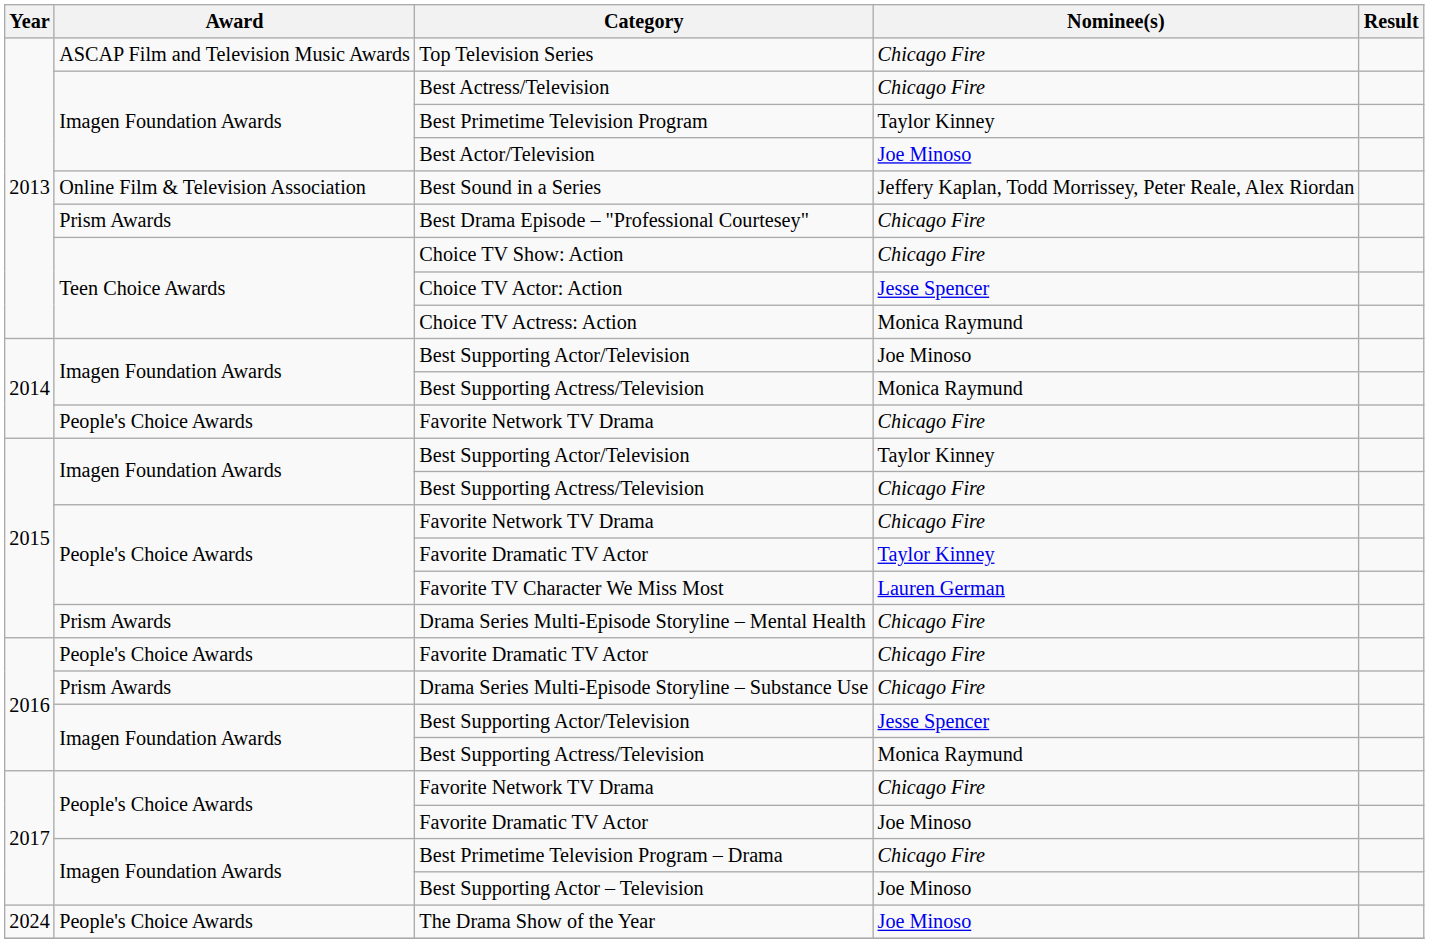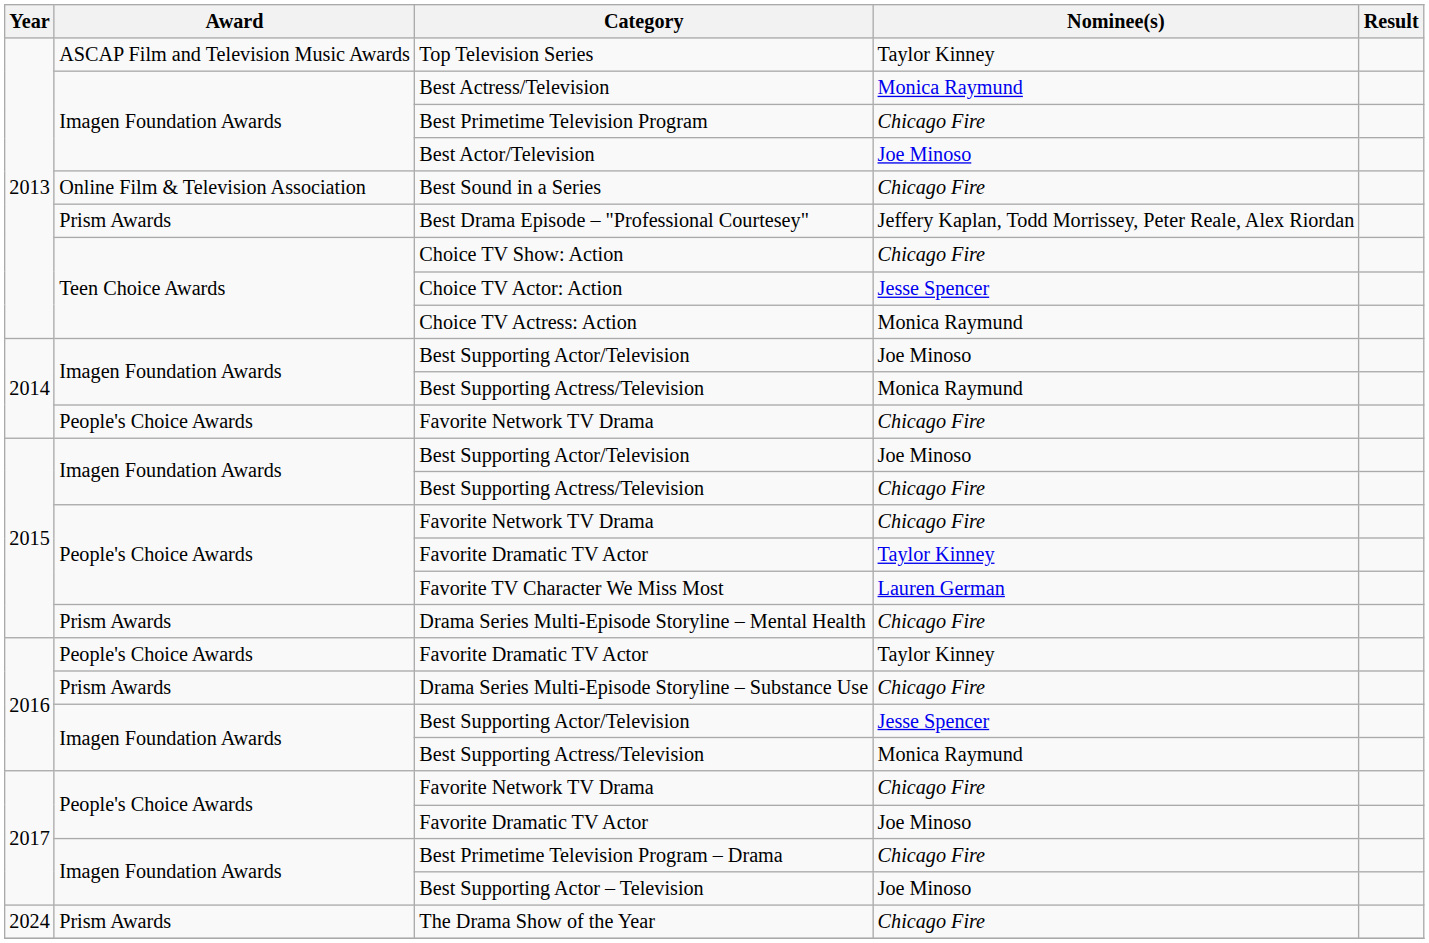(931, 54) Chicago Fire -> (936, 54) Taylor Kinney
(931, 88) Chicago Fire -> (950, 88) Monica Raymund
(936, 121) Taylor Kinney -> (931, 121) Chicago Fire
(1116, 188) Jeffery Kaplan, Todd Morrissey, Peter Reale, Alex Riordan -> (931, 188) Chicago Fire
(931, 221) Chicago Fire -> (1116, 221) Jeffery Kaplan, Todd Morrissey, Peter Reale, Alex Riordan
(936, 454) Taylor Kinney -> (924, 454) Joe Minoso
(931, 654) Chicago Fire -> (936, 654) Taylor Kinney
(156, 921) People's Choice Awards -> (115, 921) Prism Awards
(924, 921) Joe Minoso -> (931, 921) Chicago Fire
